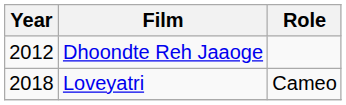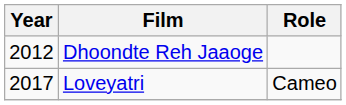(31, 83) 2018 -> (31, 83) 2017
